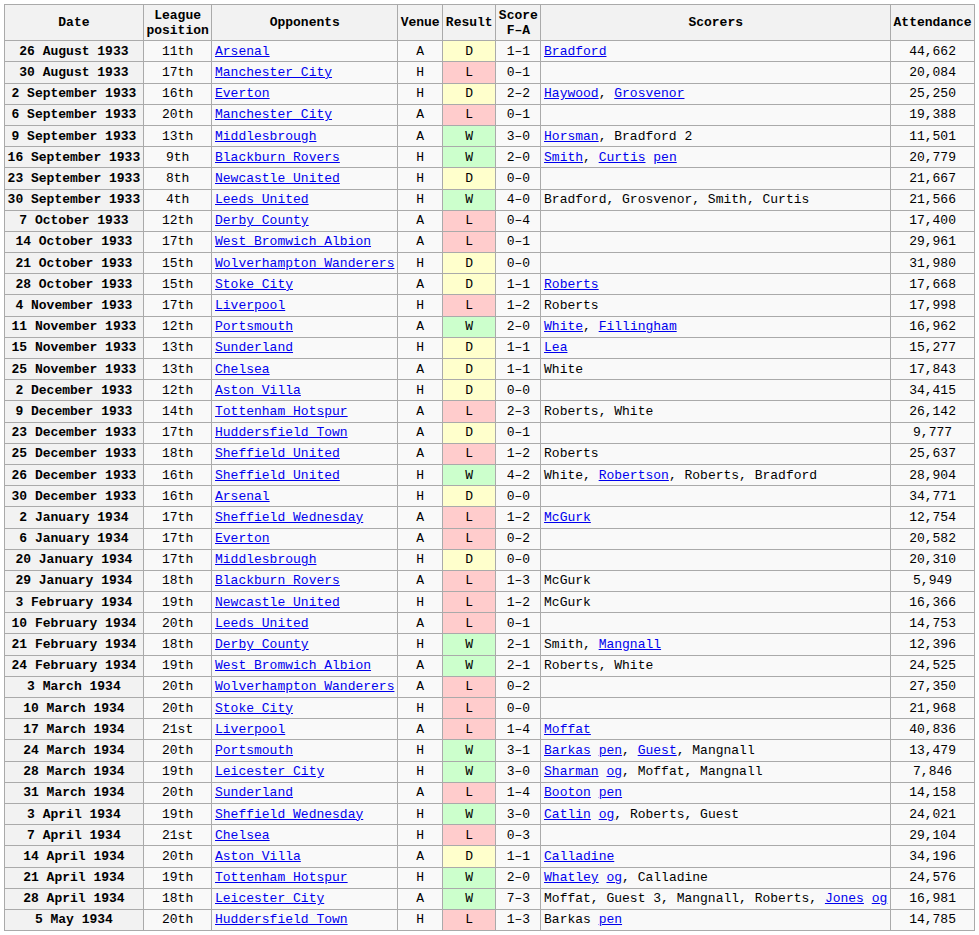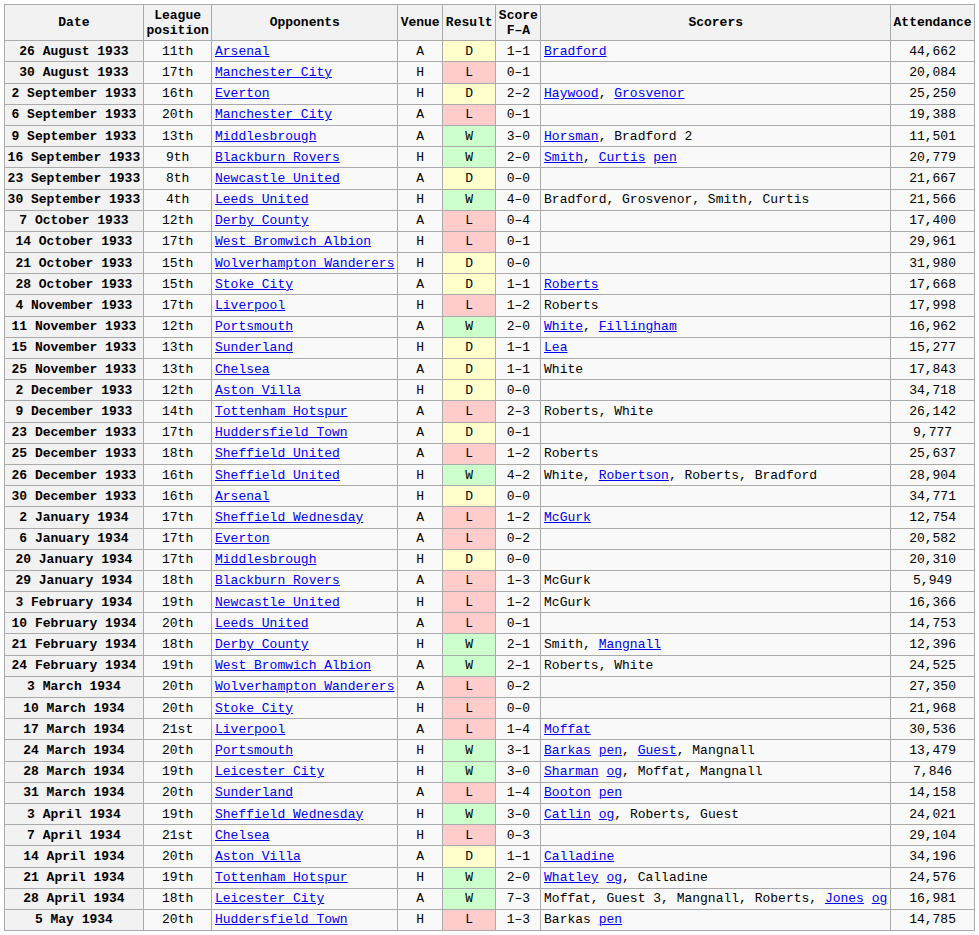(420, 178) H -> (420, 178) A
(420, 242) A -> (420, 242) H
(933, 390) 34,415 -> (933, 390) 34,718
(933, 729) 40,836 -> (933, 729) 30,536
